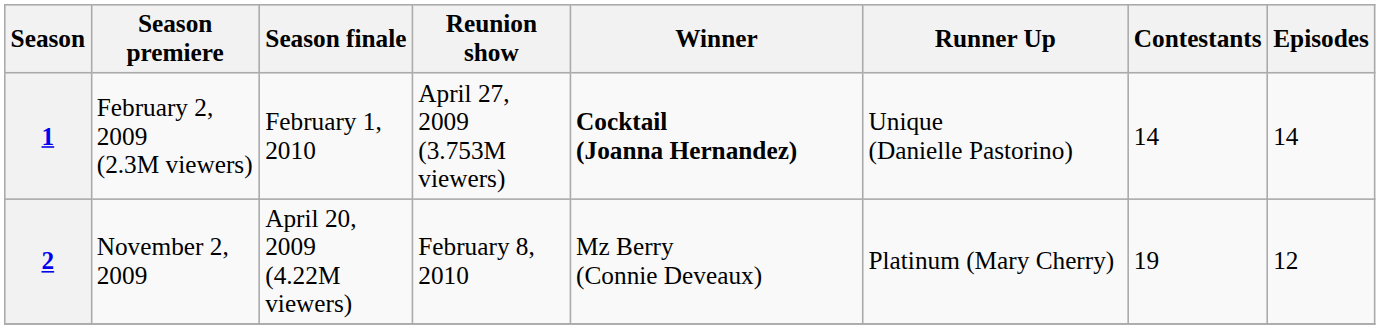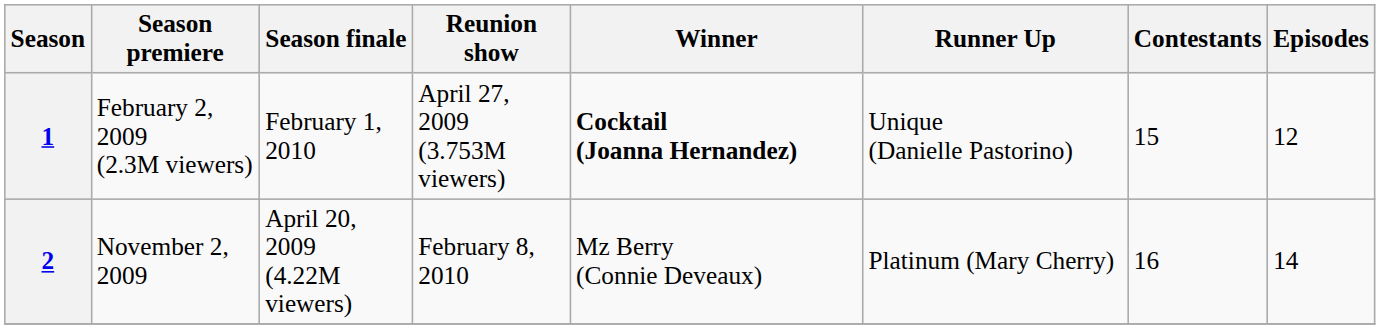(1146, 135) 14 -> (1146, 135) 15
(1286, 135) 14 -> (1286, 135) 12
(1146, 261) 19 -> (1146, 261) 16
(1286, 261) 12 -> (1286, 261) 14
